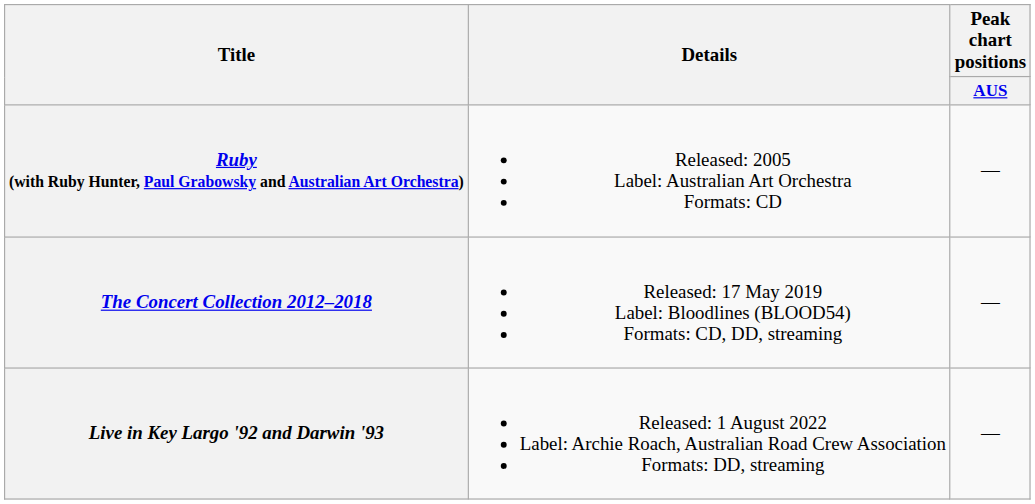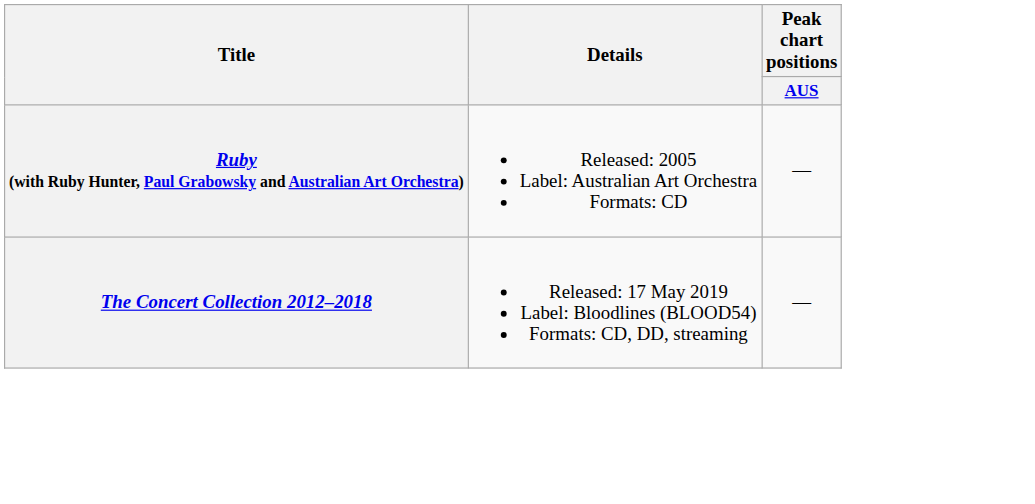- row: (236, 433)
